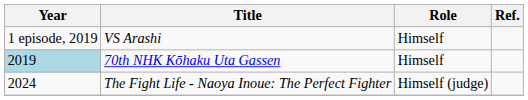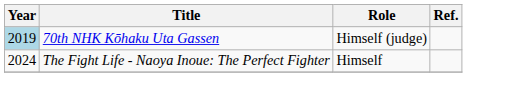- row: (133, 38)
(421, 60) Himself -> (382, 38) Himself (judge)
(443, 83) Himself (judge) -> (359, 60) Himself
